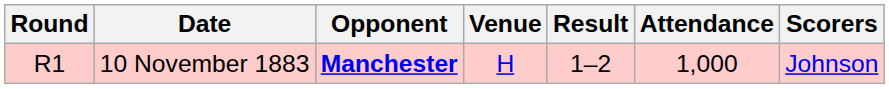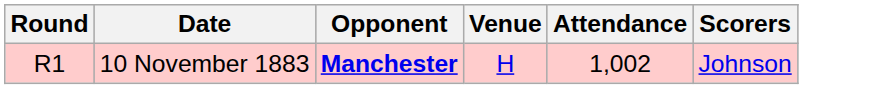- column: (591, 24)
(707, 63) 1,000 -> (620, 63) 1,002
